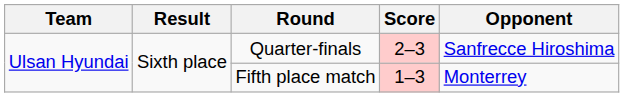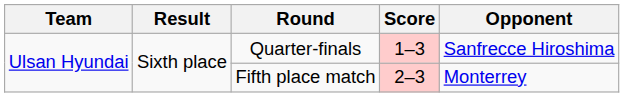(410, 48) 2–3 -> (410, 48) 1–3
(410, 77) 1–3 -> (410, 77) 2–3
